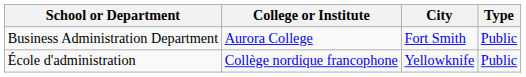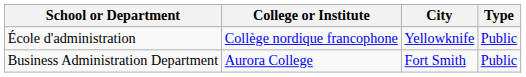rows swapped: (113, 38) <-> (72, 60)
